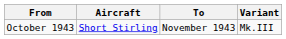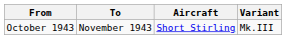columns swapped: (199, 12) <-> (118, 12)
